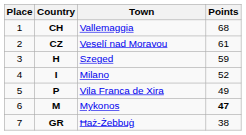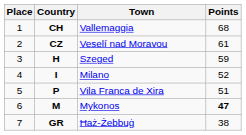(223, 91) 49 -> (223, 91) 51
